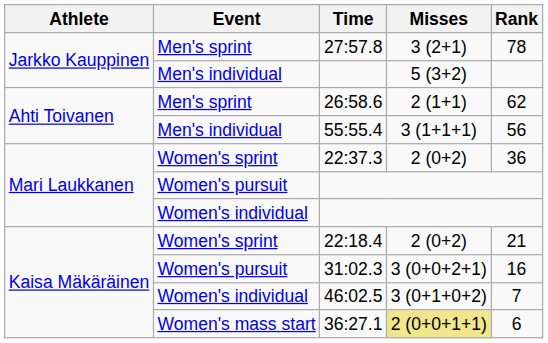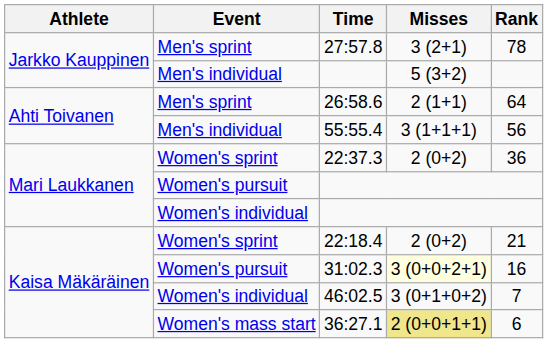(517, 102) 62 -> (517, 102) 64
(439, 269) no background -> (439, 269) lightyellow background
